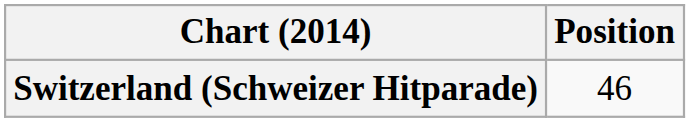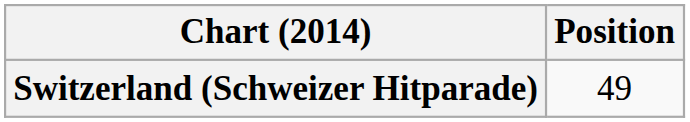(615, 87) 46 -> (615, 87) 49
